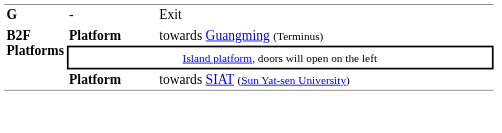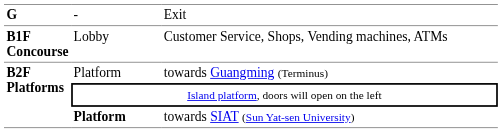+ row: (306, 36)
(95, 35) bold -> (97, 72) normal
